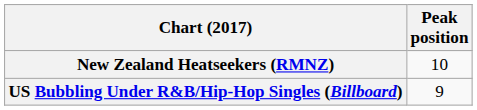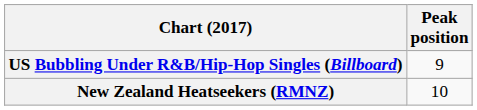rows swapped: (205, 64) <-> (205, 91)
